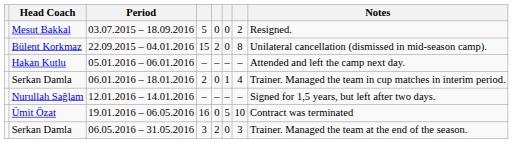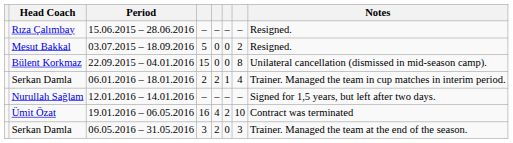+ row: (141, 29)
(217, 46) 2 -> (217, 63) 0
- row: (141, 63)
(217, 79) 0 -> (217, 79) 2
(217, 113) 0 -> (217, 113) 4
(227, 113) 5 -> (227, 113) 2
